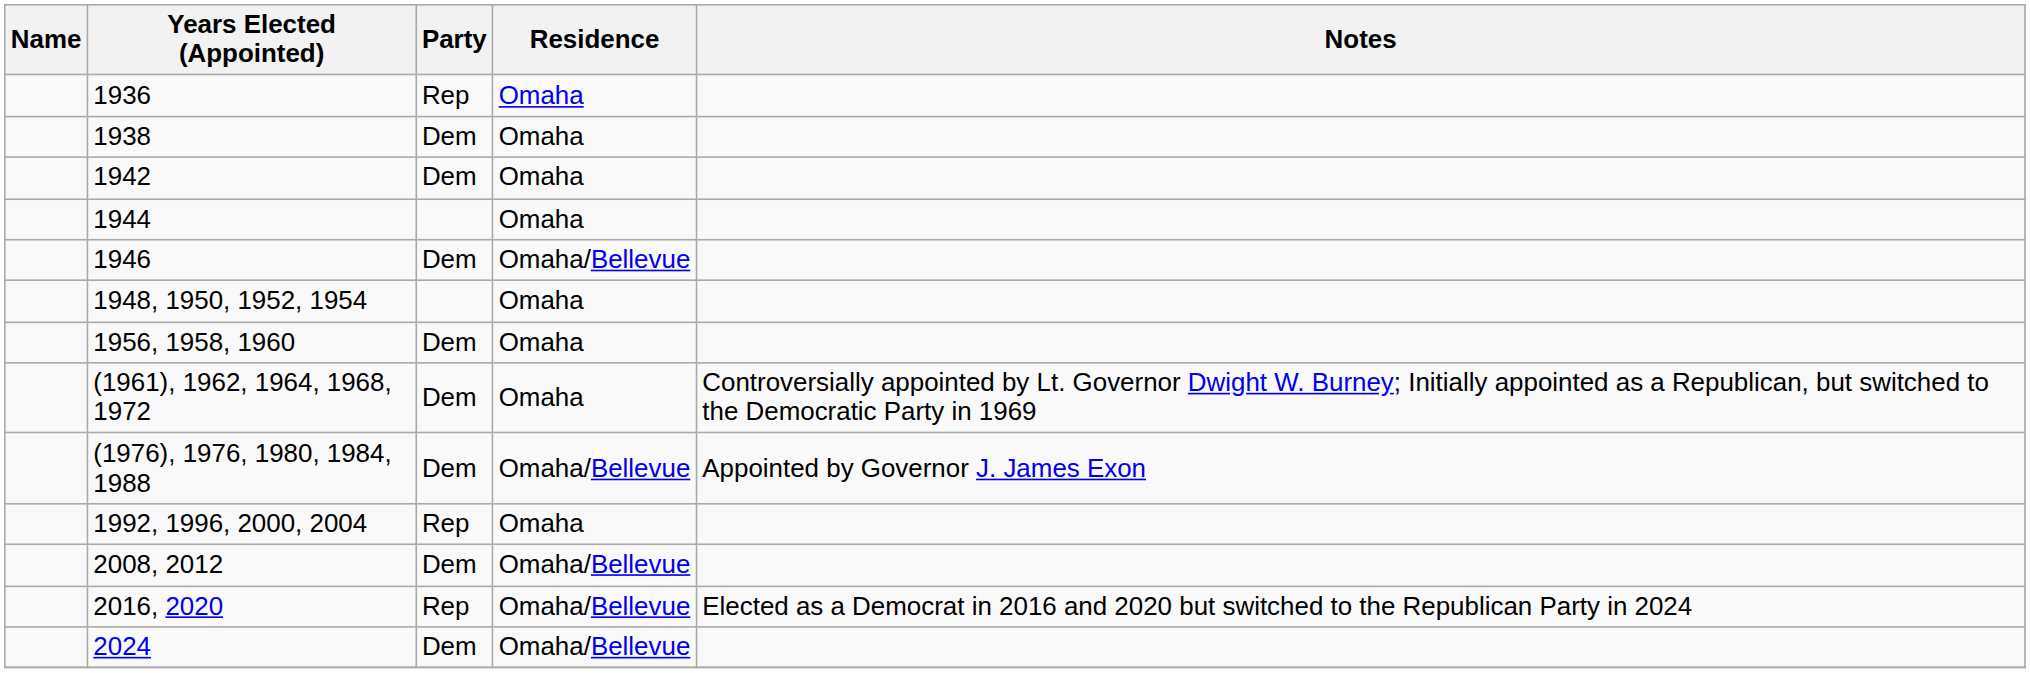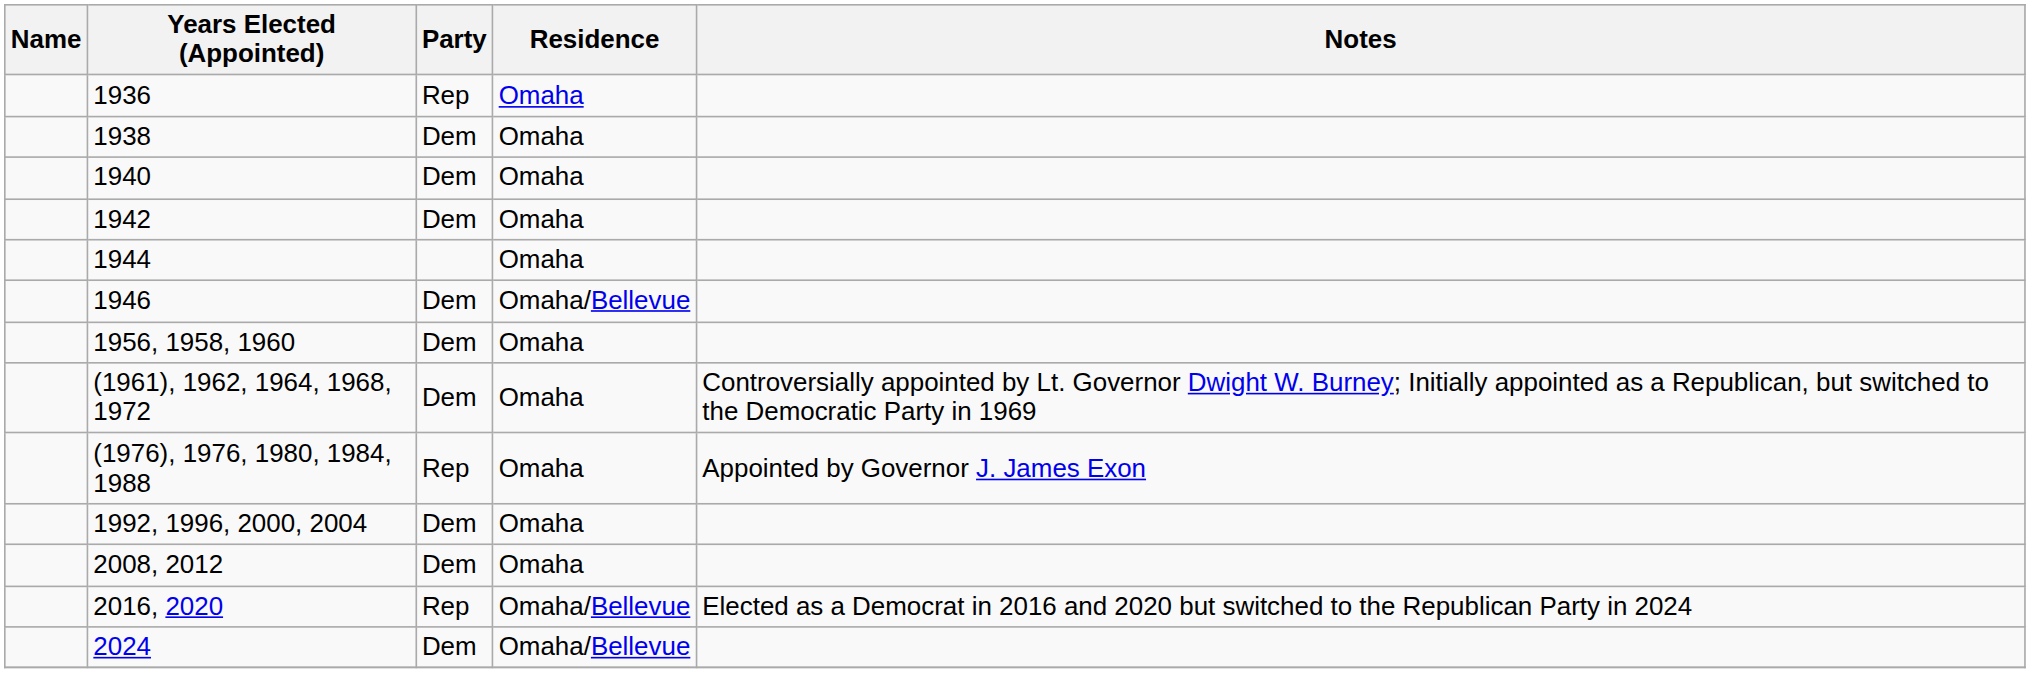+ row: (122, 177)
- row: (230, 300)
(449, 467) Dem -> (446, 467) Rep
(595, 467) Omaha/Bellevue -> (541, 467) Omaha
(446, 523) Rep -> (449, 523) Dem
(595, 564) Omaha/Bellevue -> (541, 564) Omaha
